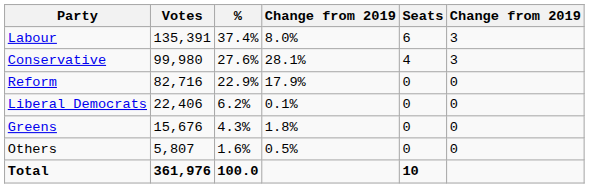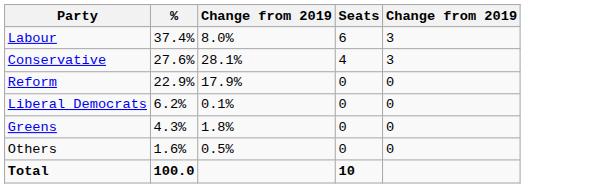- column: (182, 16)
